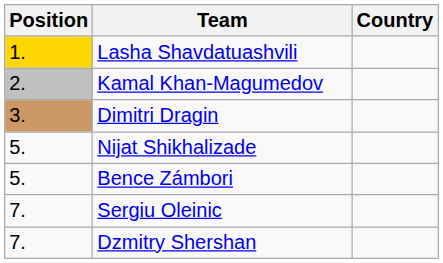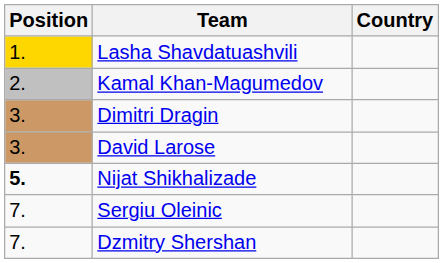+ row: (156, 147)
(18, 147) normal -> (18, 178) bold
- row: (165, 178)
